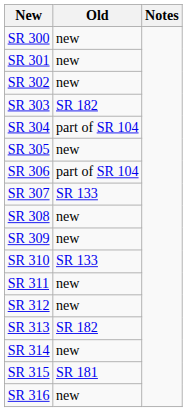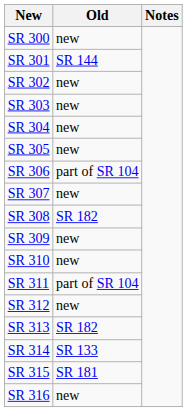(68, 60) new -> (77, 60) SR 144
(77, 104) SR 182 -> (68, 104) new
(97, 127) part of SR 104 -> (68, 127) new
(77, 194) SR 133 -> (68, 194) new
(68, 216) new -> (77, 216) SR 182
(77, 261) SR 133 -> (68, 261) new
(68, 283) new -> (97, 283) part of SR 104
(68, 350) new -> (77, 350) SR 133
